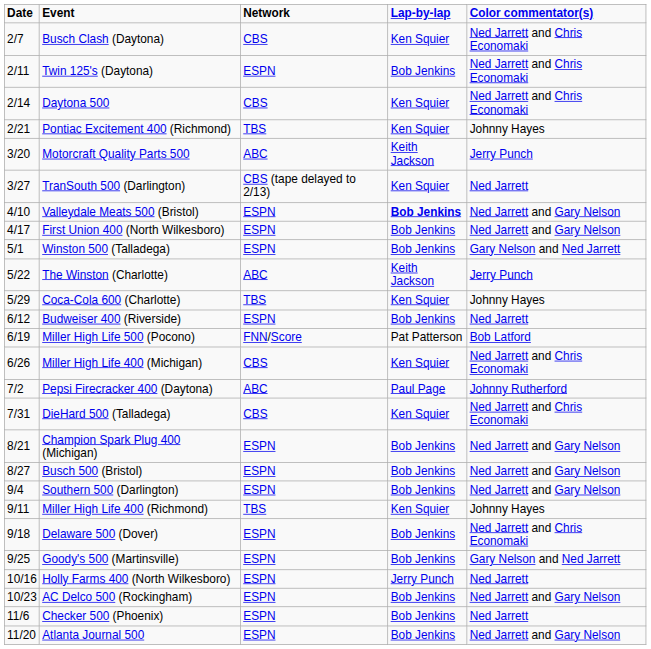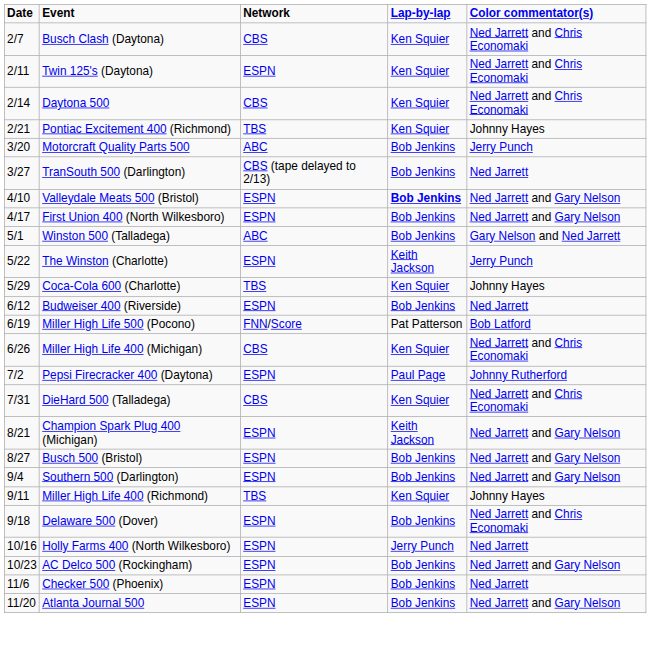(423, 71) Bob Jenkins -> (420, 71) Ken Squier
(412, 154) Keith Jackson -> (423, 147) Bob Jenkins
(420, 186) Ken Squier -> (423, 173) Bob Jenkins
(259, 249) ESPN -> (255, 236) ABC
(255, 274) ABC -> (259, 261) ESPN
(255, 388) ABC -> (259, 375) ESPN
(423, 446) Bob Jenkins -> (412, 433) Keith Jackson
- row: (110, 560)
